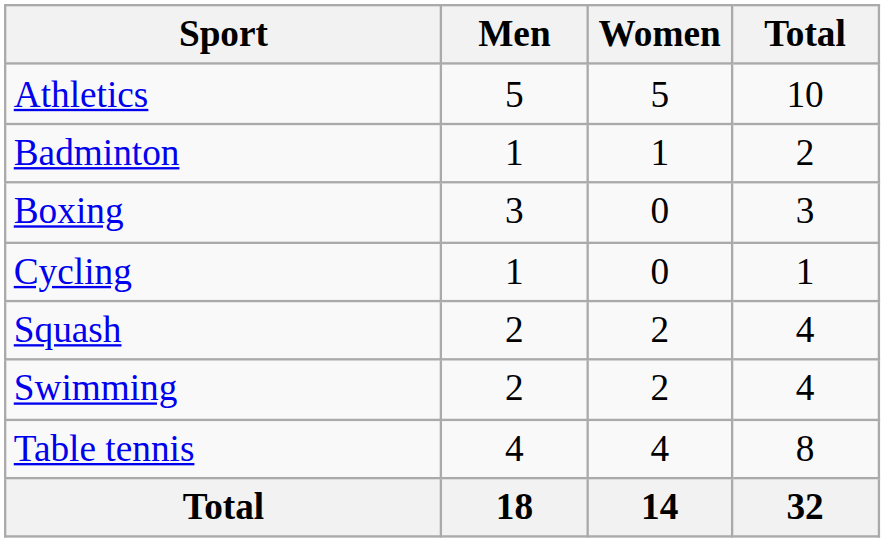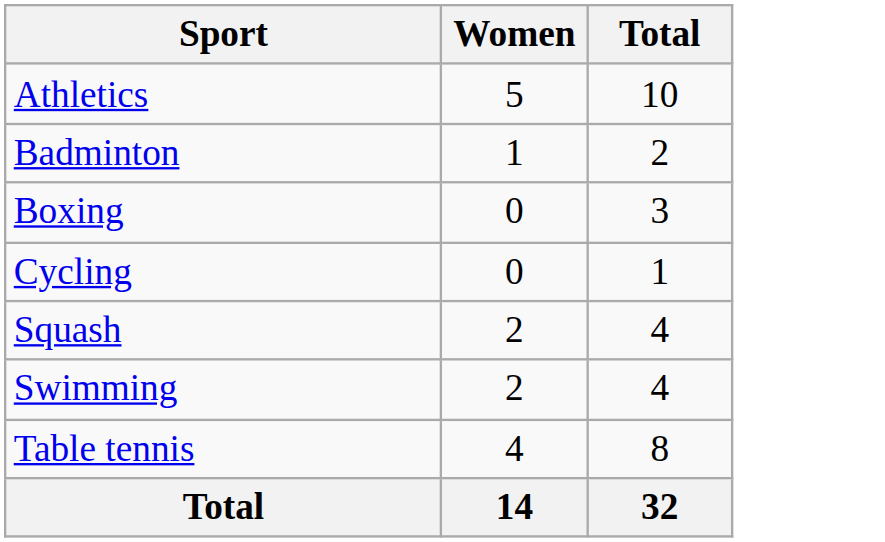- column: (514, 34)
